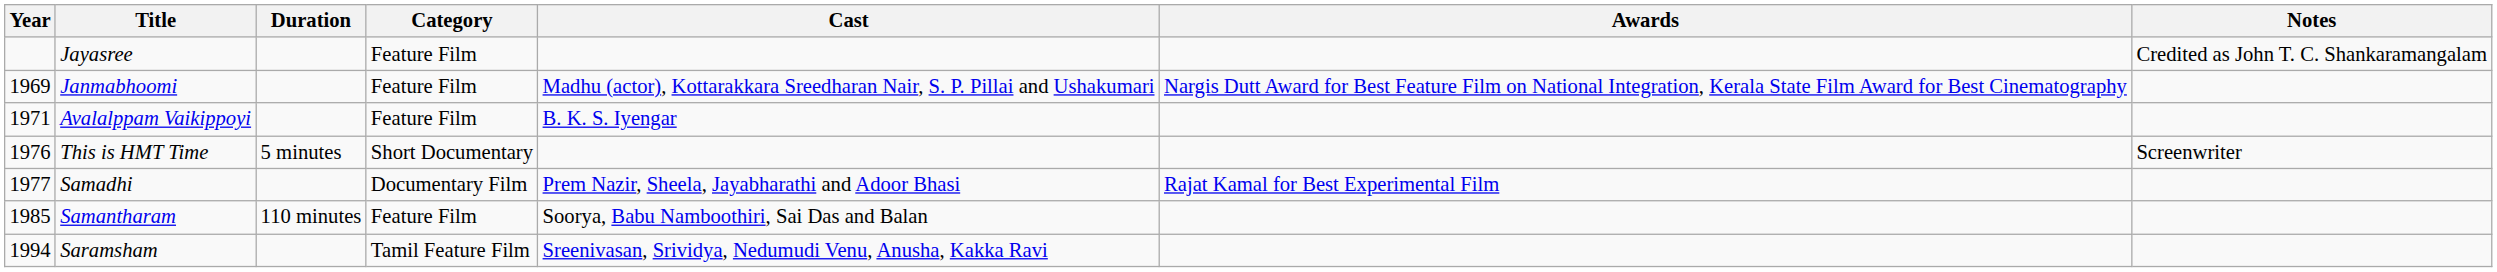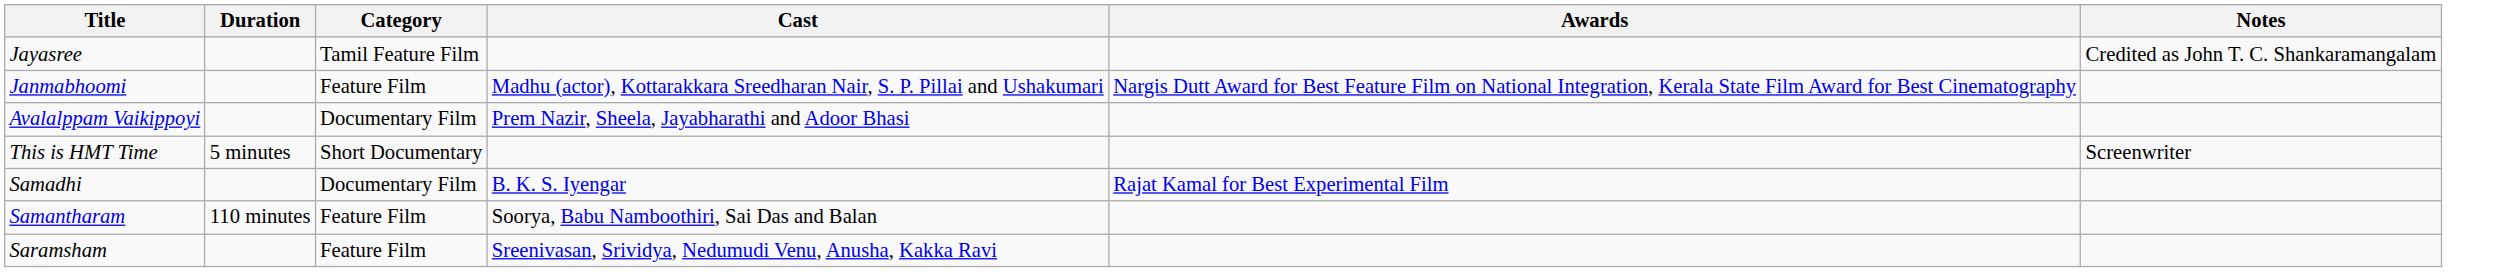- column: (30, 20)
(424, 53) Feature Film -> (400, 53) Tamil Feature Film
(424, 119) Feature Film -> (398, 119) Documentary Film
(610, 119) B. K. S. Iyengar -> (701, 119) Prem Nazir, Sheela, Jayabharathi and Adoor Bhasi
(751, 184) Prem Nazir, Sheela, Jayabharathi and Adoor Bhasi -> (559, 184) B. K. S. Iyengar
(450, 250) Tamil Feature Film -> (373, 250) Feature Film
